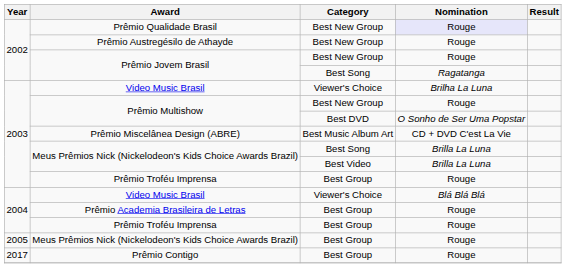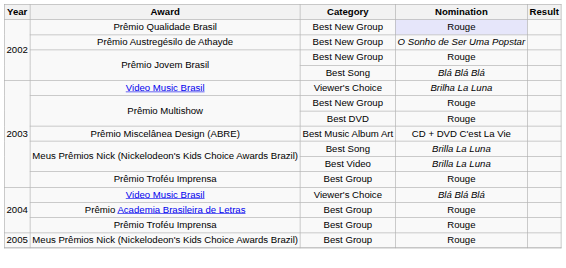(461, 42) Rouge -> (461, 42) O Sonho de Ser Uma Popstar
(461, 73) Ragatanga -> (461, 73) Blá Blá Blá
(461, 118) O Sonho de Ser Uma Popstar -> (461, 118) Rouge
- row: (165, 255)
